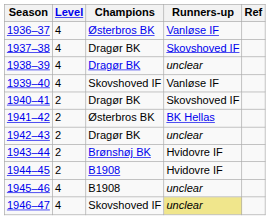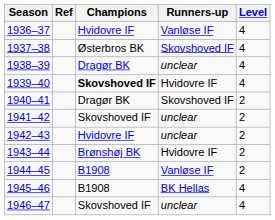columns swapped: (69, 13) <-> (253, 13)
(121, 30) Østerbros BK -> (106, 30) Hvidovre IF
(114, 48) Dragør BK -> (111, 48) Østerbros BK
(125, 83) normal -> (117, 83) bold
(193, 83) Vanløse IF -> (189, 83) Hvidovre IF
(121, 118) Østerbros BK -> (114, 118) Skovshoved IF
(191, 118) BK Hellas -> (179, 118) unclear
(114, 135) Dragør BK -> (106, 135) Hvidovre IF
(195, 170) Hvidovre IF -> (187, 170) Vanløse IF
(185, 188) unclear -> (185, 188) BK Hellas
(185, 205) khaki background -> (179, 205) no background
